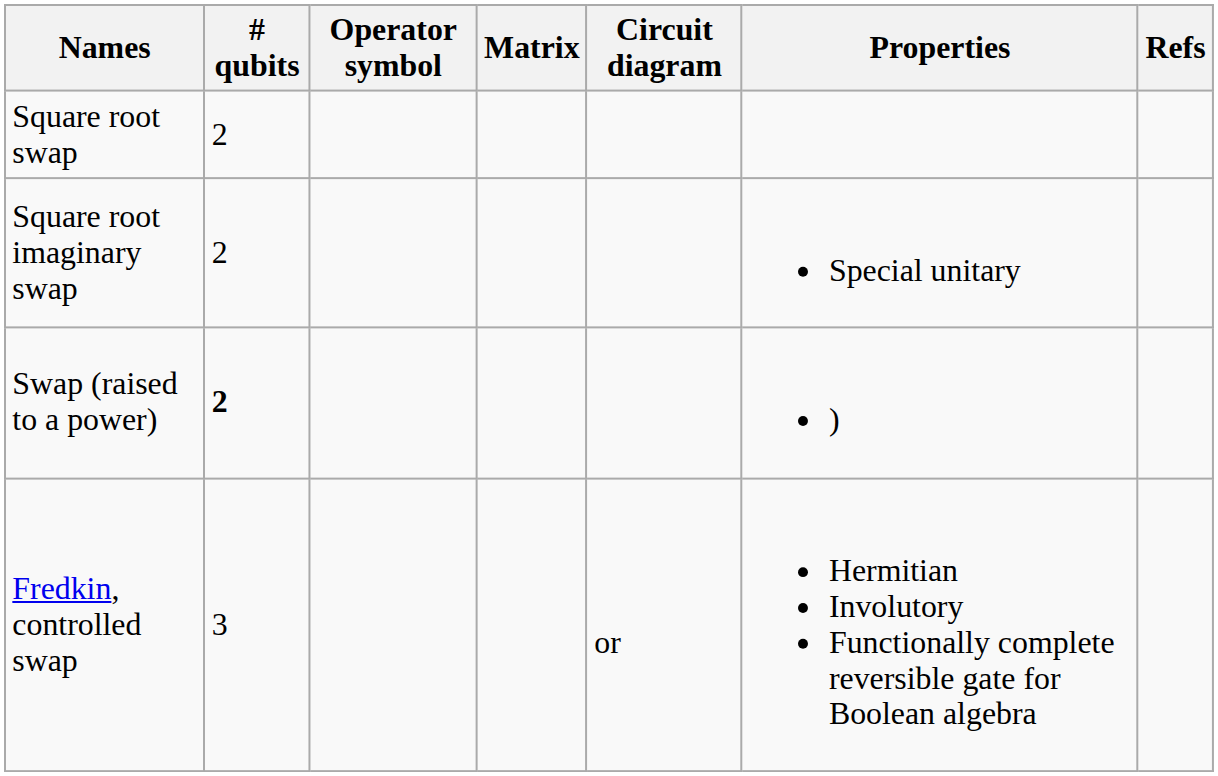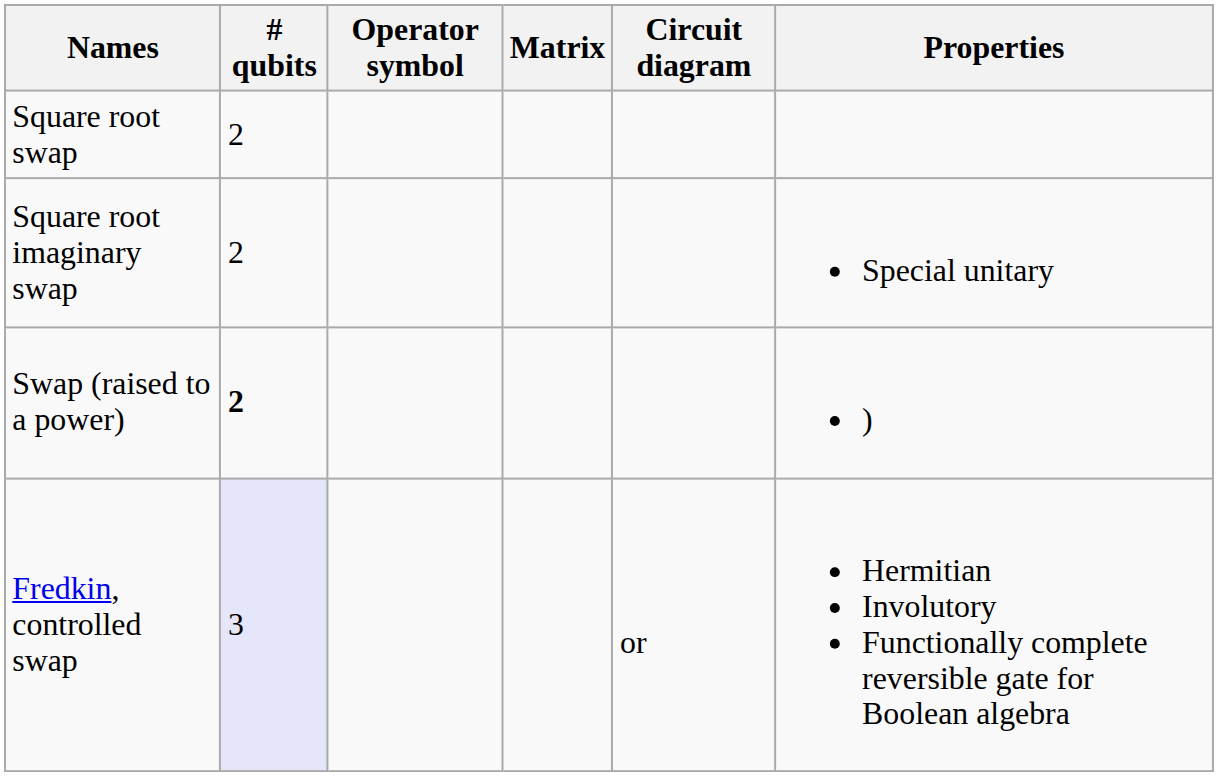- column: (1175, 47)
(220, 623) no background -> (236, 623) lavender background
